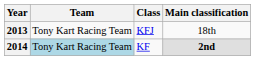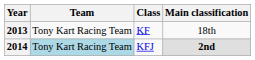(145, 30) KFJ -> (143, 30) KF
(143, 47) KF -> (145, 47) KFJ
